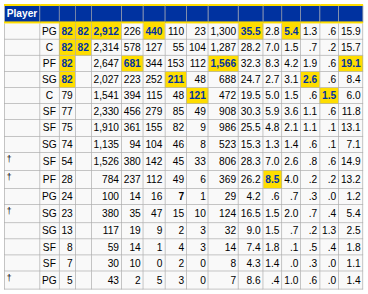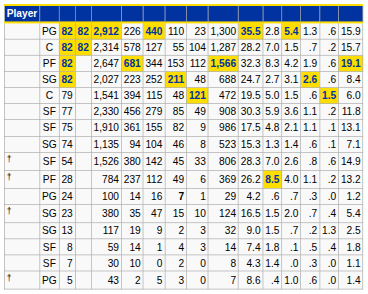(332, 112) .6 -> (332, 112) .2
(251, 128) 25.5 -> (251, 128) 17.5
(313, 180) .2 -> (310, 180) 1.1
